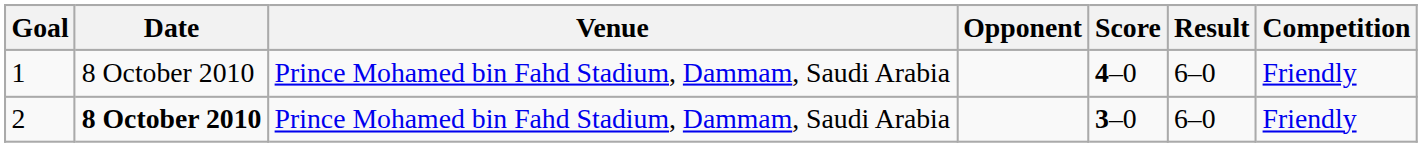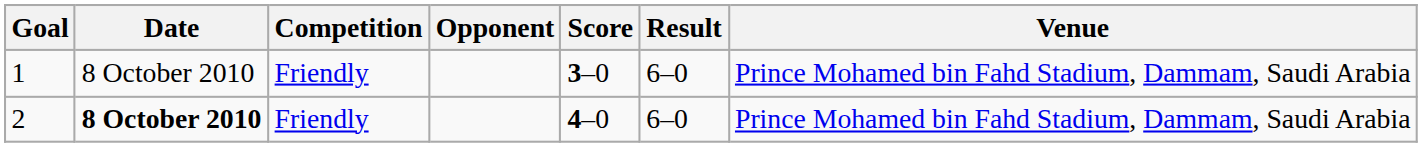columns swapped: (612, 26) <-> (1337, 26)
(1116, 72) 4–0 -> (588, 72) 3–0
(1116, 118) 3–0 -> (588, 118) 4–0
